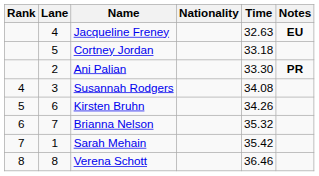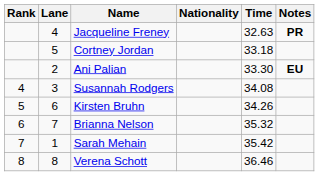(295, 32) EU -> (295, 32) PR
(295, 69) PR -> (295, 69) EU
